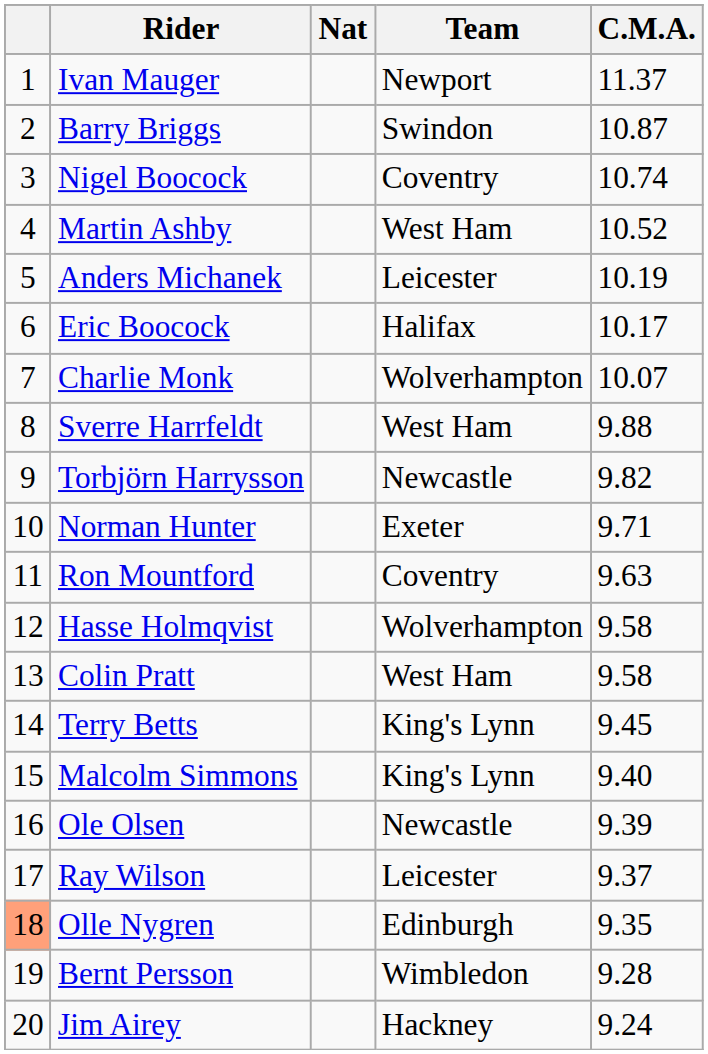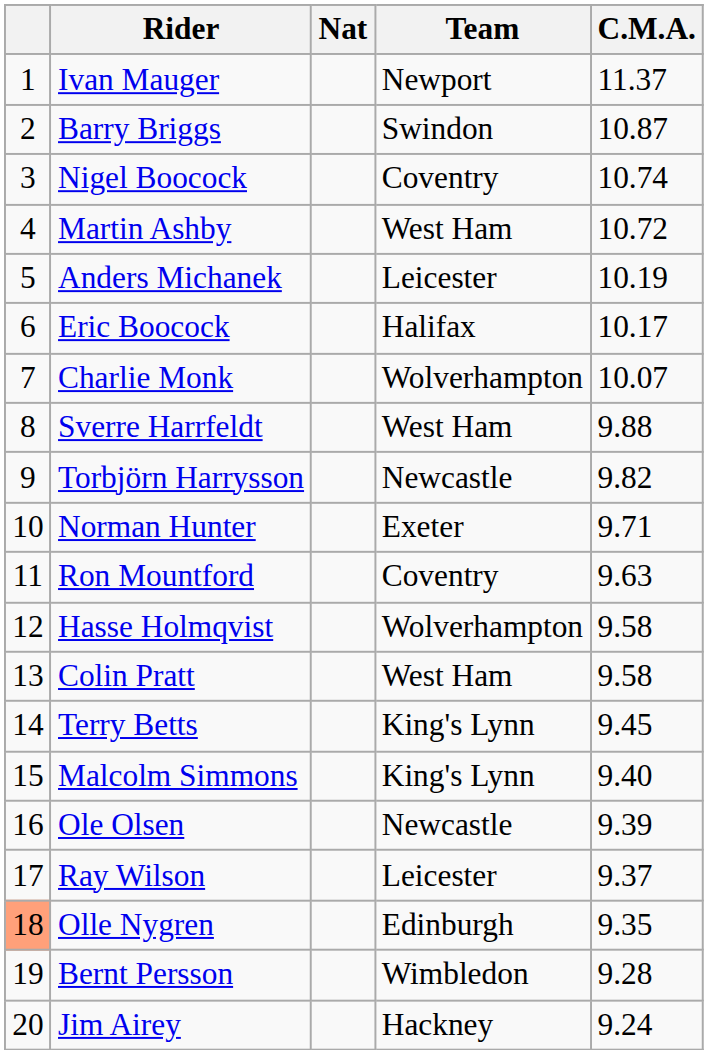(633, 228) 10.52 -> (633, 228) 10.72
